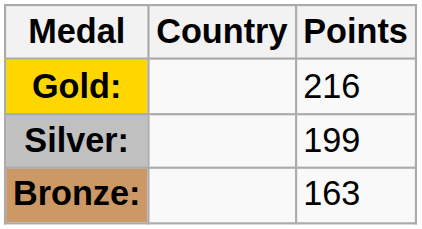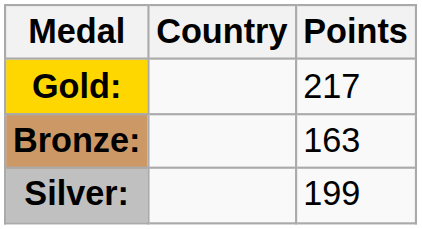(332, 85) 216 -> (332, 85) 217
rows swapped: (77, 140) <-> (77, 194)
